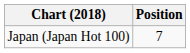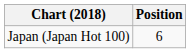(159, 36) 7 -> (159, 36) 6
